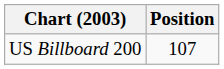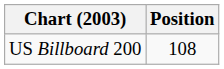(182, 49) 107 -> (182, 49) 108
